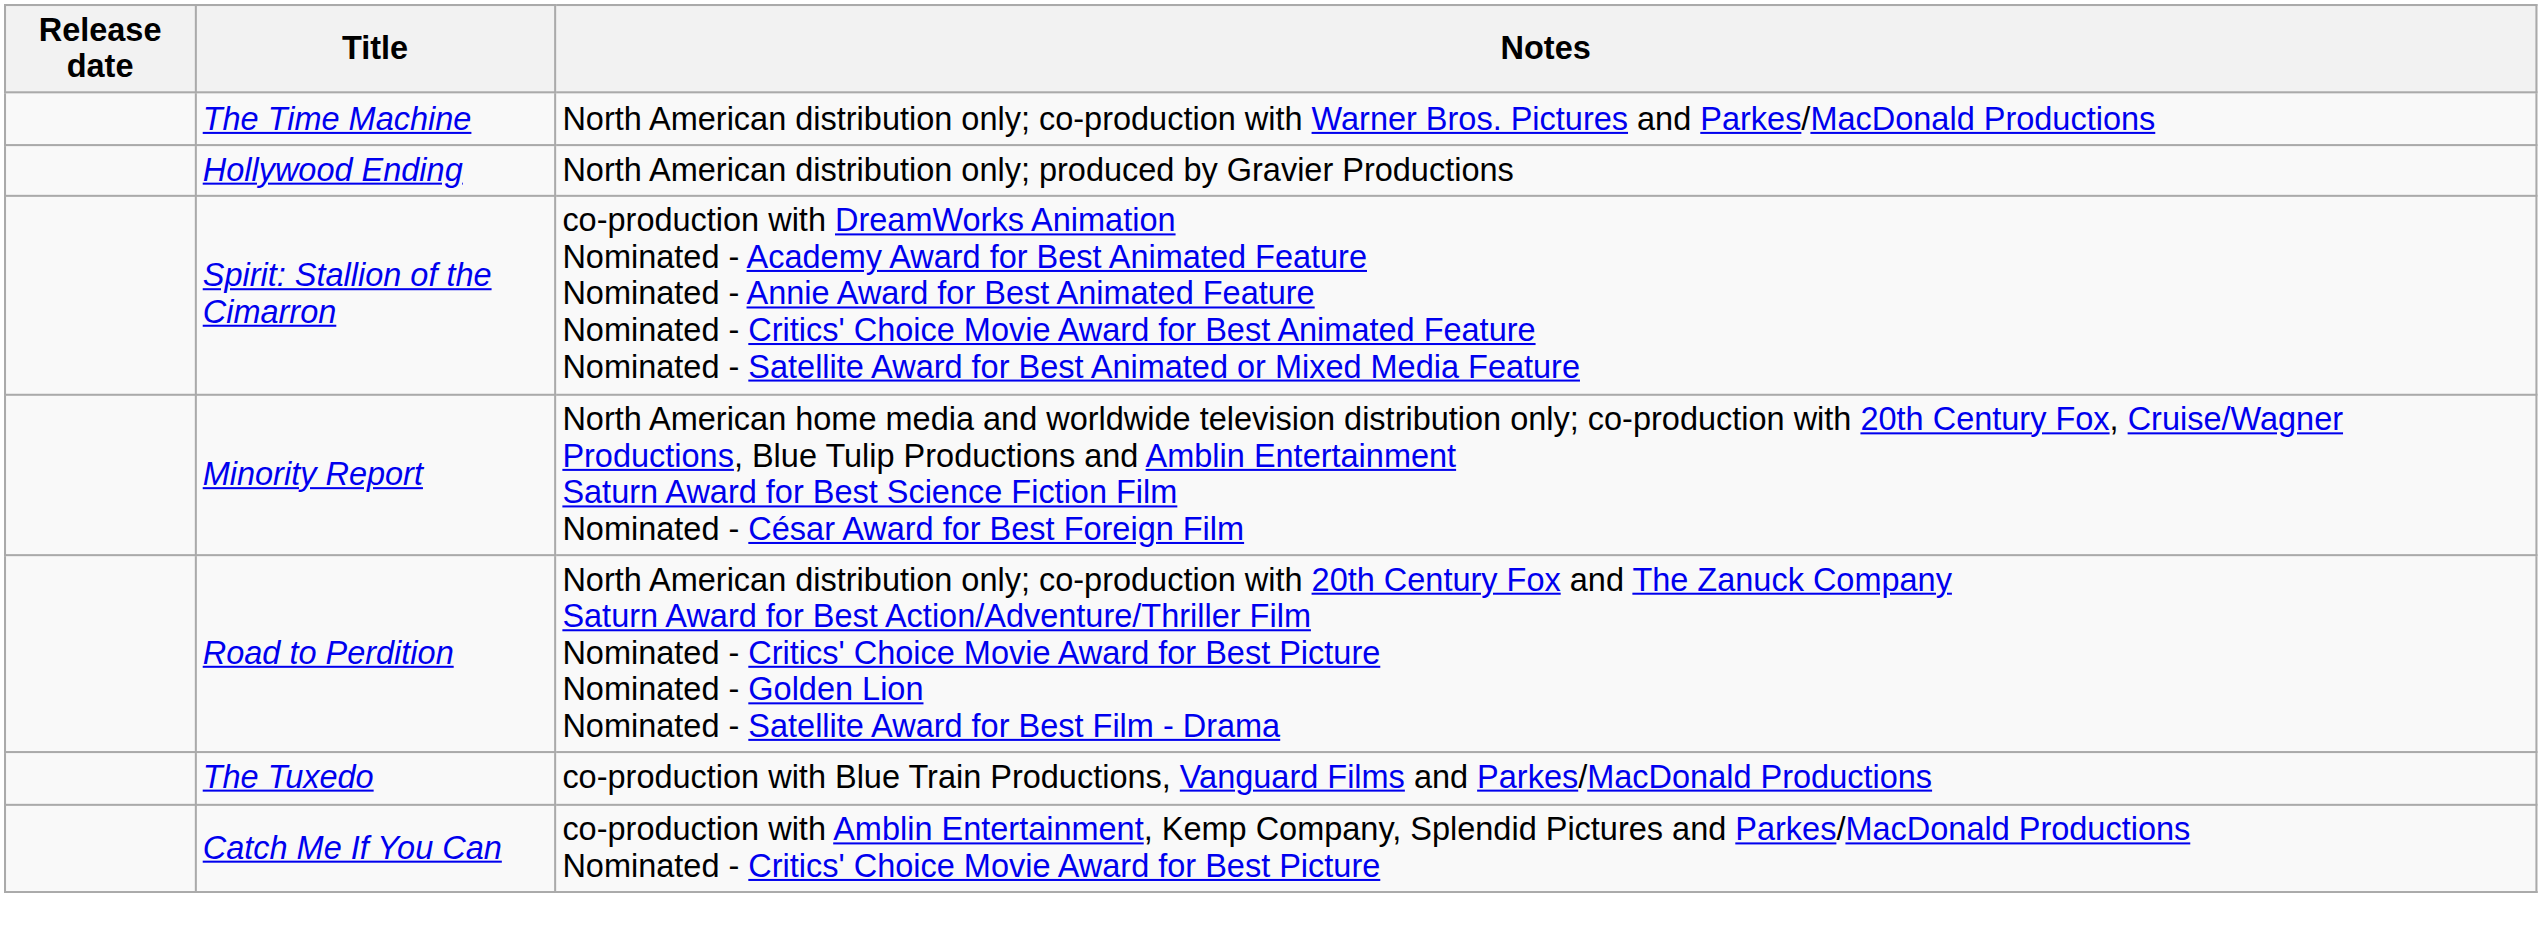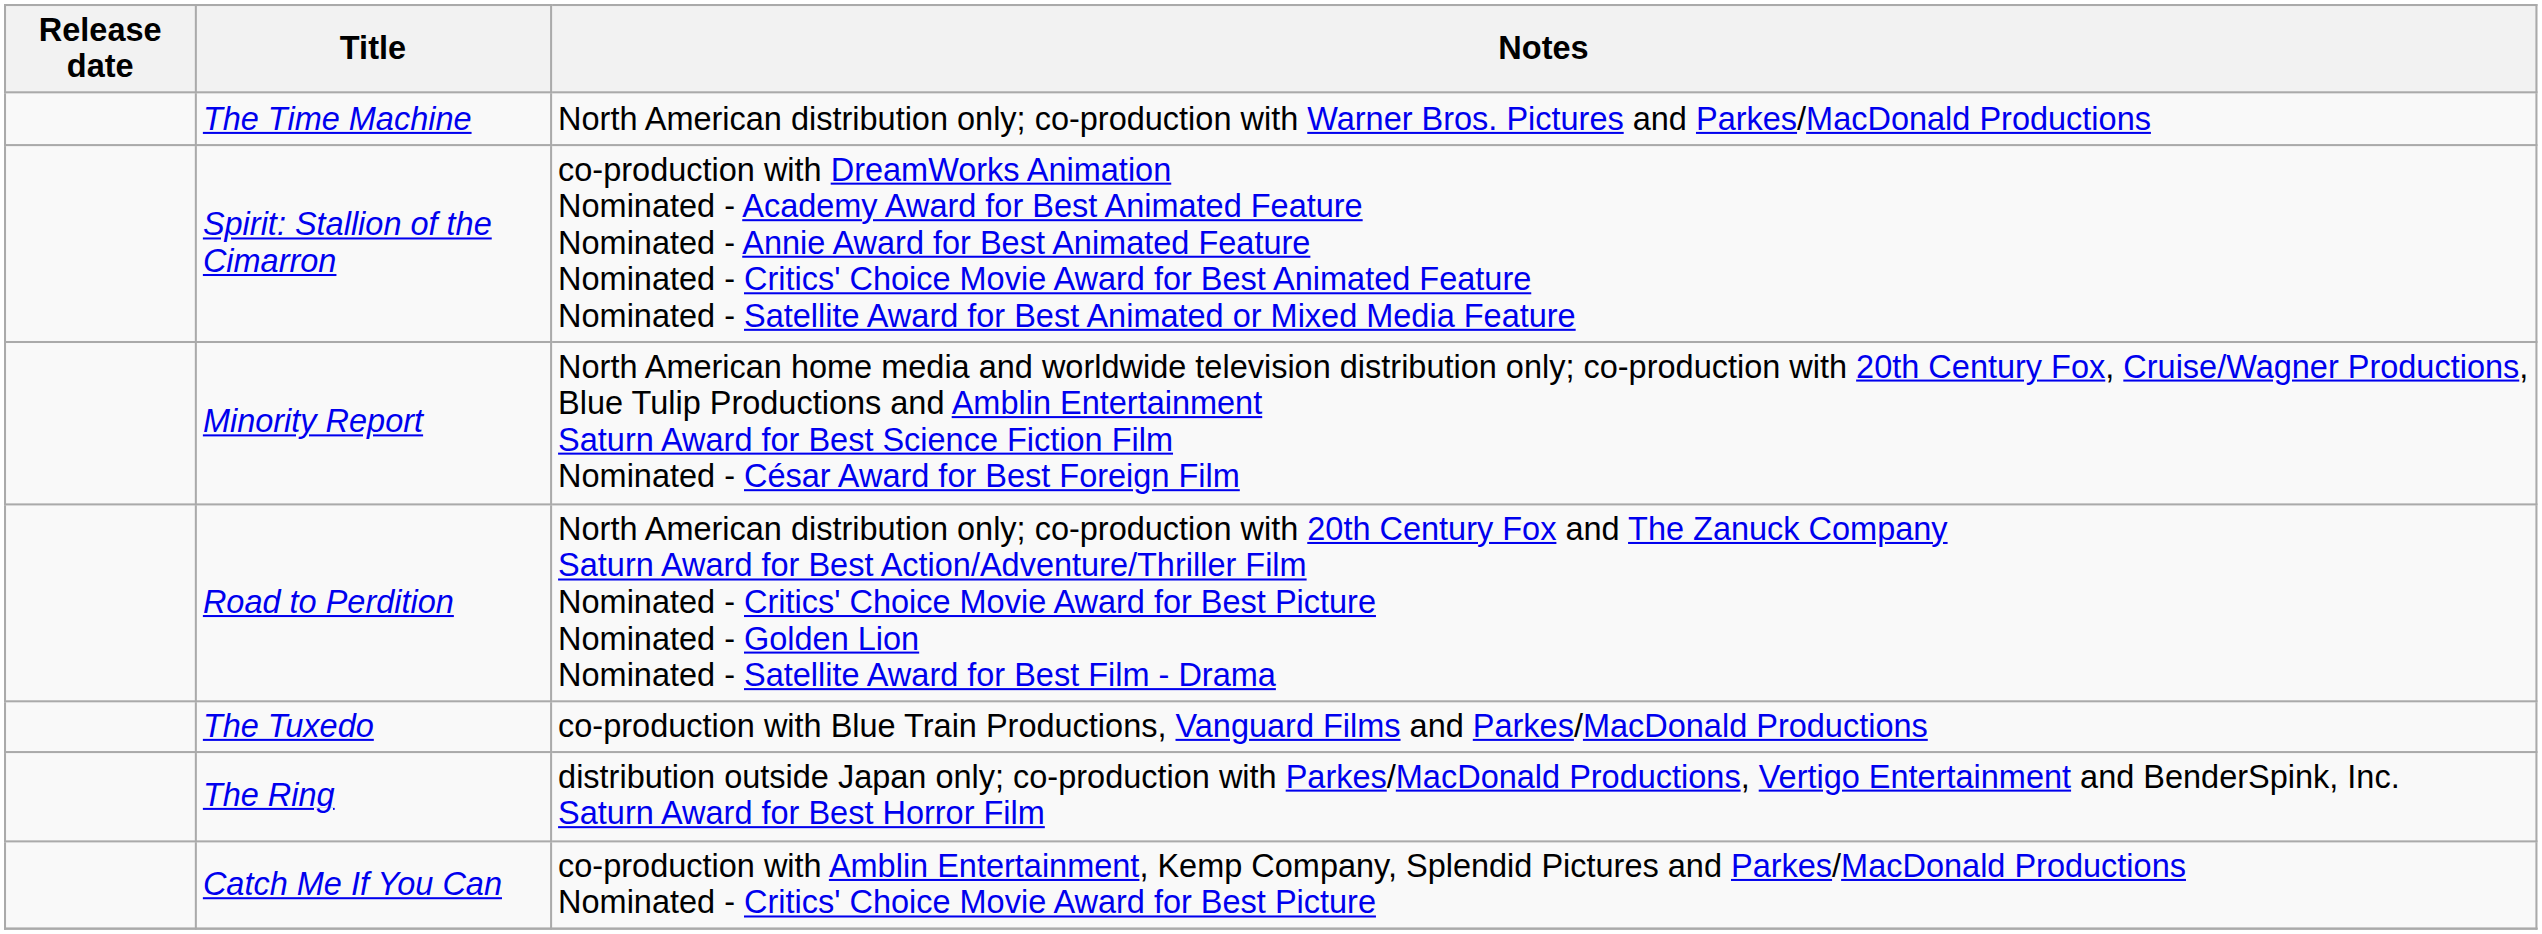- row: (333, 169)
+ row: (269, 796)
